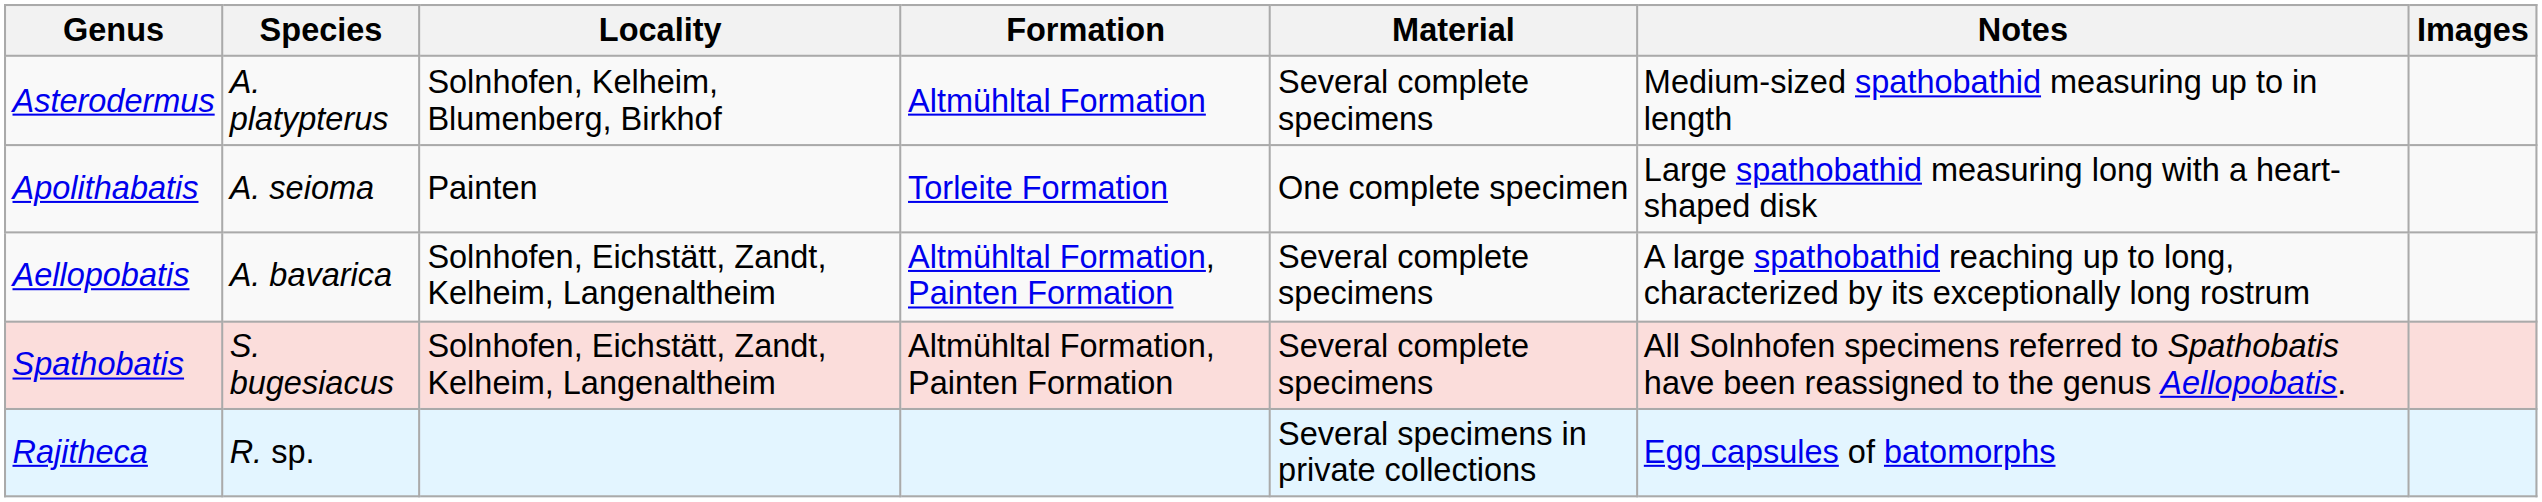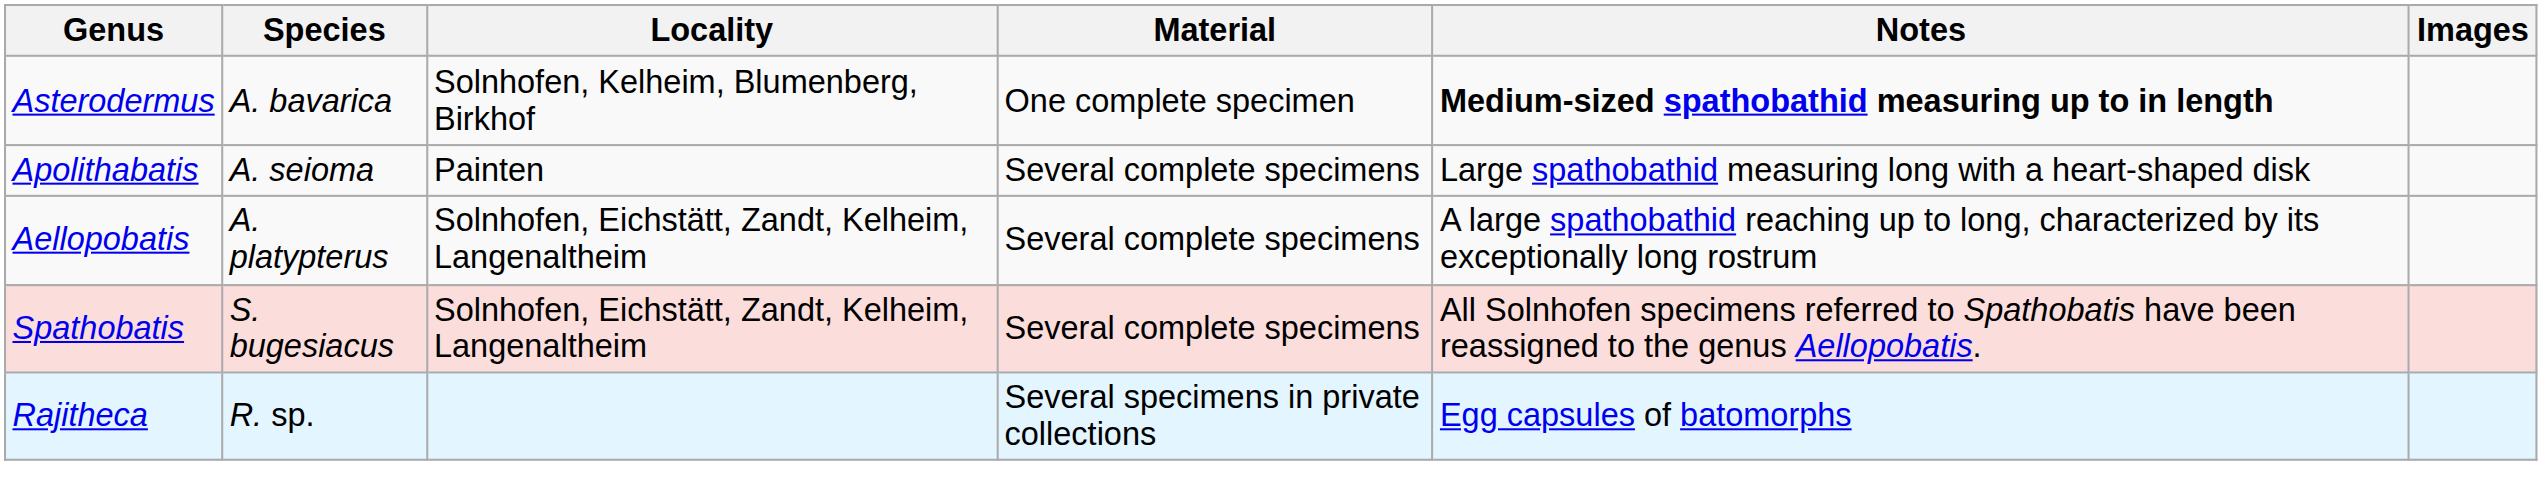- column: (1086, 30)
(309, 100) A. platypterus -> (311, 100) A. bavarica
(1404, 100) Several complete specimens -> (1180, 100) One complete specimen
(1981, 100) normal -> (1857, 100) bold
(1453, 188) One complete specimen -> (1212, 169) Several complete specimens
(311, 276) A. bavarica -> (309, 239) A. platypterus
